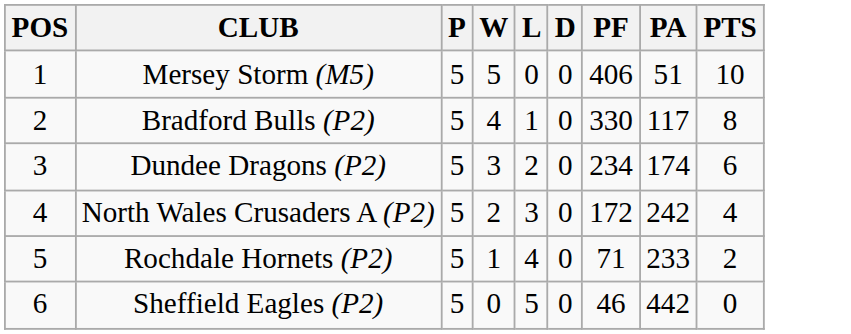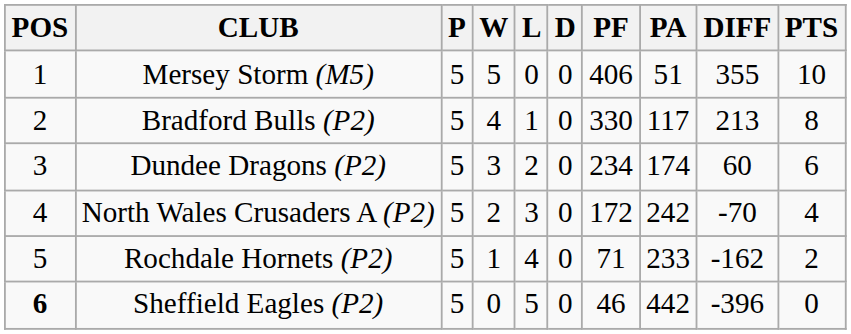+ column: (737, 27)
(40, 304) normal -> (40, 304) bold
